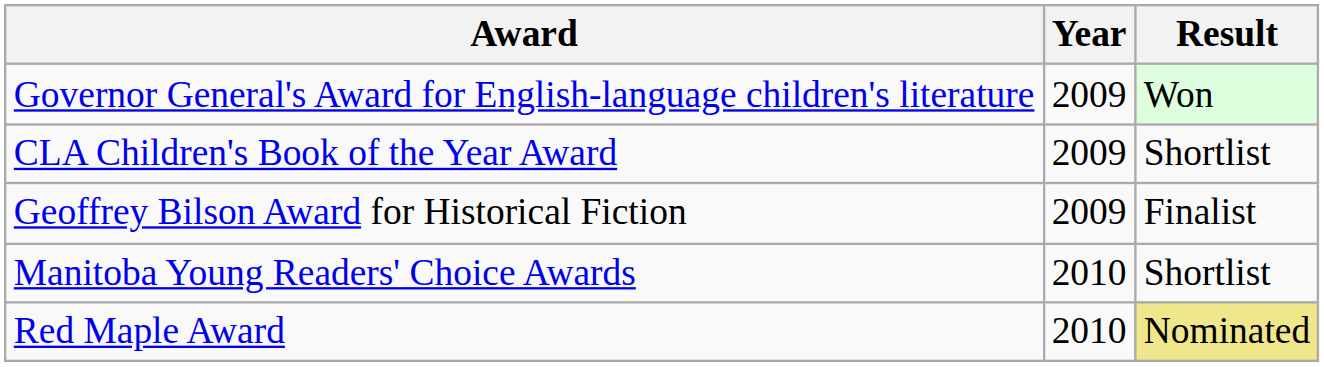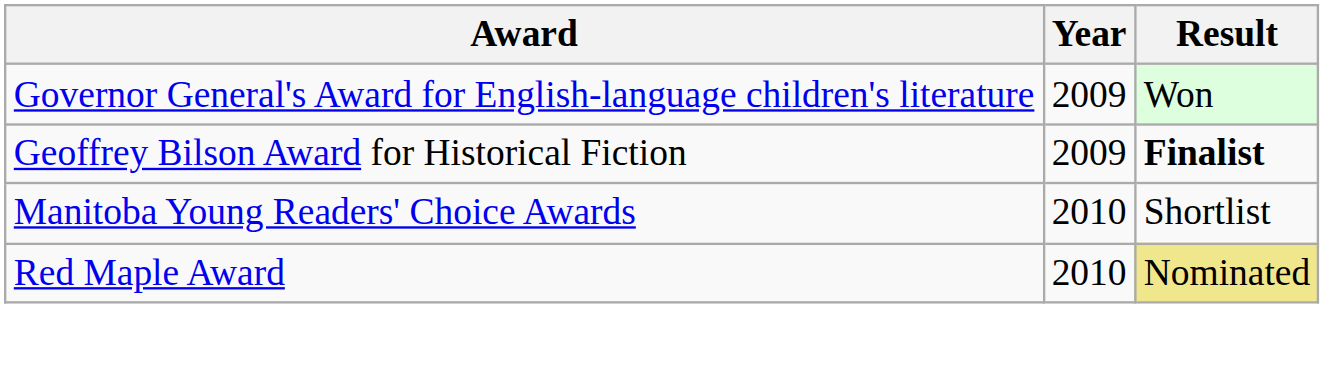- row: (315, 152)
(1200, 212) normal -> (1204, 152) bold
